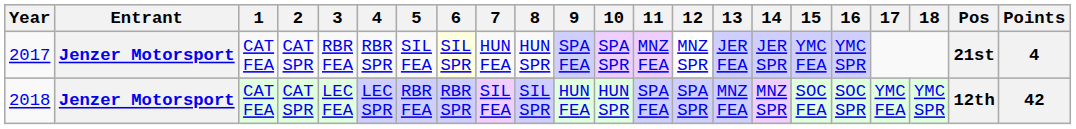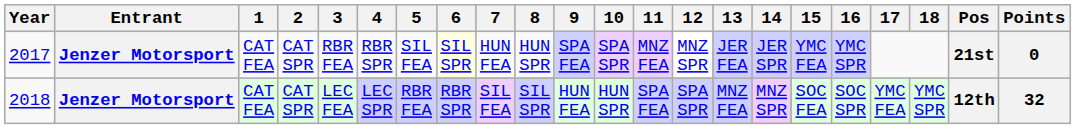(1034, 55) 4 -> (1034, 55) 0
(1034, 101) 42 -> (1034, 101) 32
